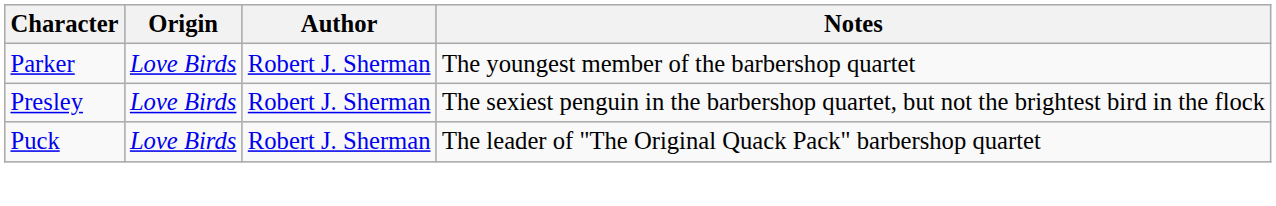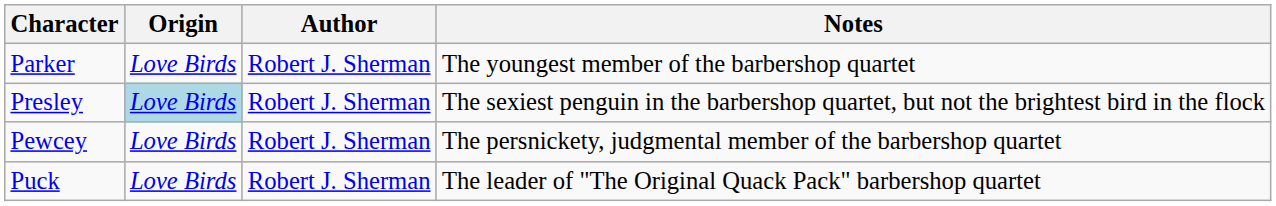(183, 102) no background -> (183, 102) lightblue background
+ row: (49, 141)
